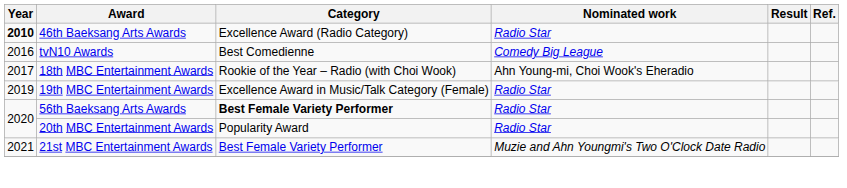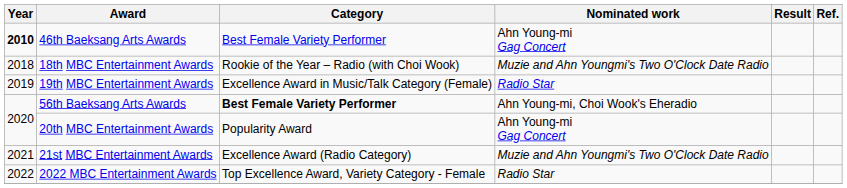(313, 33) Excellence Award (Radio Category) -> (304, 39) Best Female Variety Performer
(523, 33) Radio Star -> (535, 39) Ahn Young-mi Gag Concert
- row: (76, 52)
(20, 71) 2017 -> (20, 65) 2018
(594, 71) Ahn Young-mi, Choi Wook's Eheradio -> (633, 65) Muzie and Ahn Youngmi's Two O'Clock Date Radio
(523, 109) Radio Star -> (597, 103) Ahn Young-mi, Choi Wook's Eheradio
(523, 128) Radio Star -> (535, 129) Ahn Young-mi Gag Concert
(301, 147) Best Female Variety Performer -> (317, 155) Excellence Award (Radio Category)
+ row: (128, 174)
